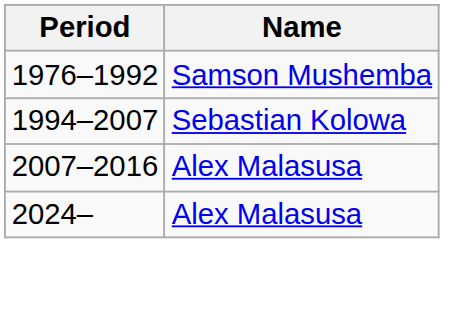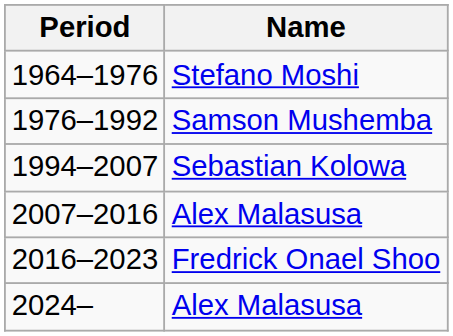+ row: (85, 74)
+ row: (85, 259)
